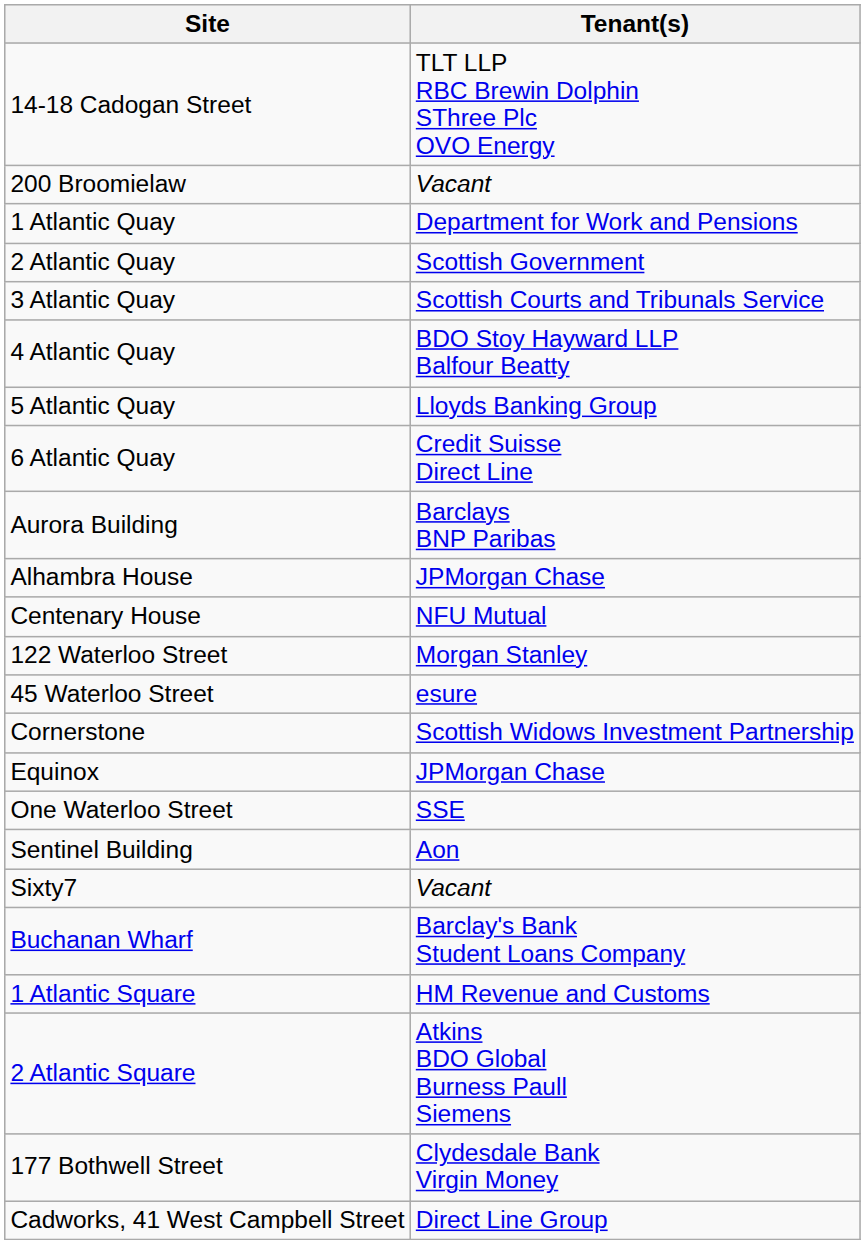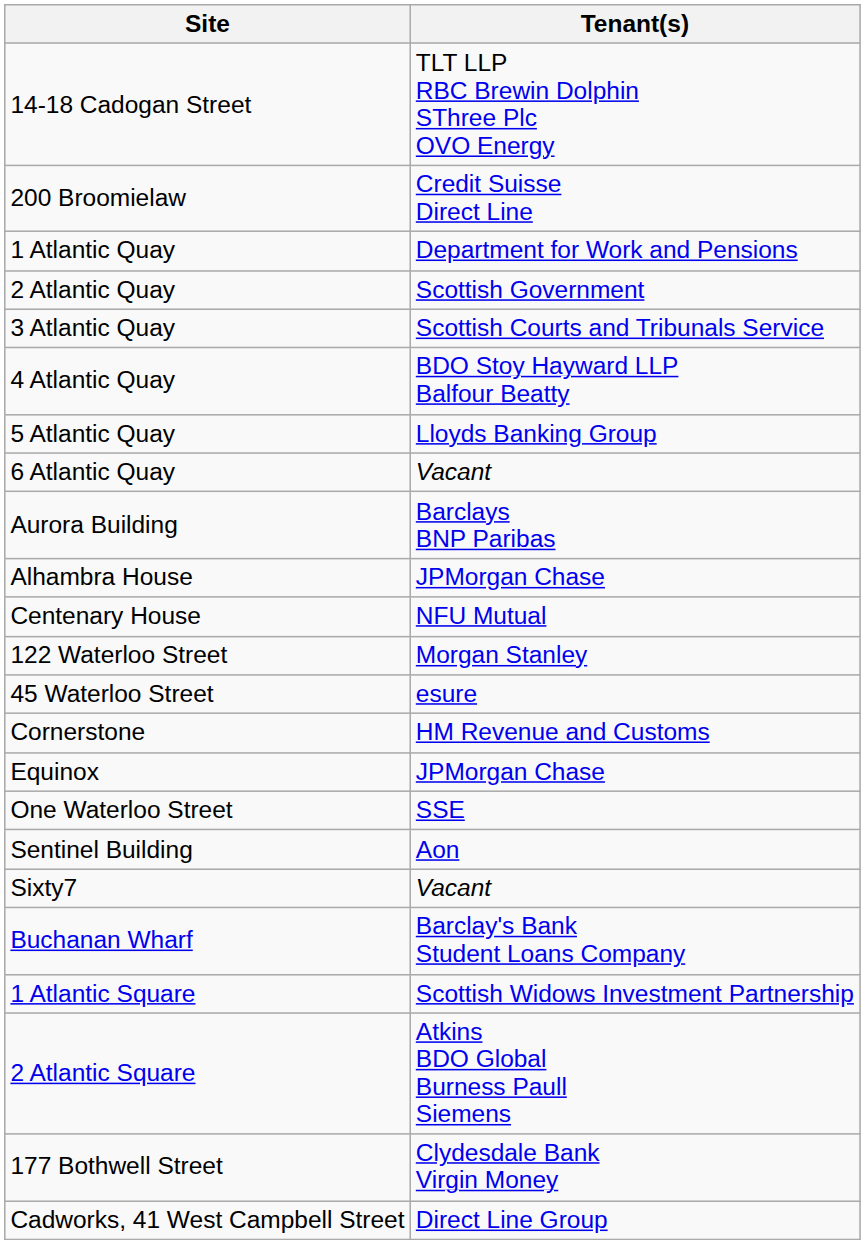(453, 184) Vacant -> (489, 197) Credit Suisse Direct Line
(489, 458) Credit Suisse Direct Line -> (453, 472) Vacant
(635, 732) Scottish Widows Investment Partnership -> (563, 732) HM Revenue and Customs
(563, 993) HM Revenue and Customs -> (635, 993) Scottish Widows Investment Partnership
